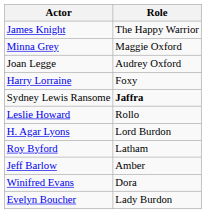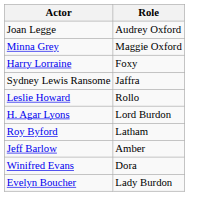- row: (36, 30)
rows swapped: (31, 64) <-> (33, 47)
(129, 98) bold -> (127, 81) normal
